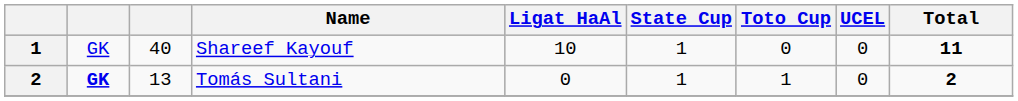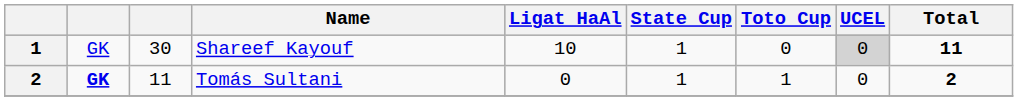(160, 51) 40 -> (160, 51) 30
(863, 51) no background -> (863, 51) lightgrey background
(160, 81) 13 -> (160, 81) 11
